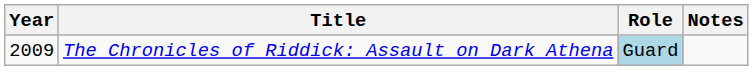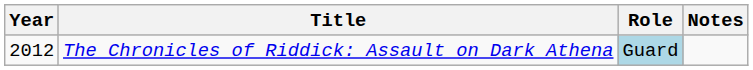(32, 50) 2009 -> (32, 50) 2012
